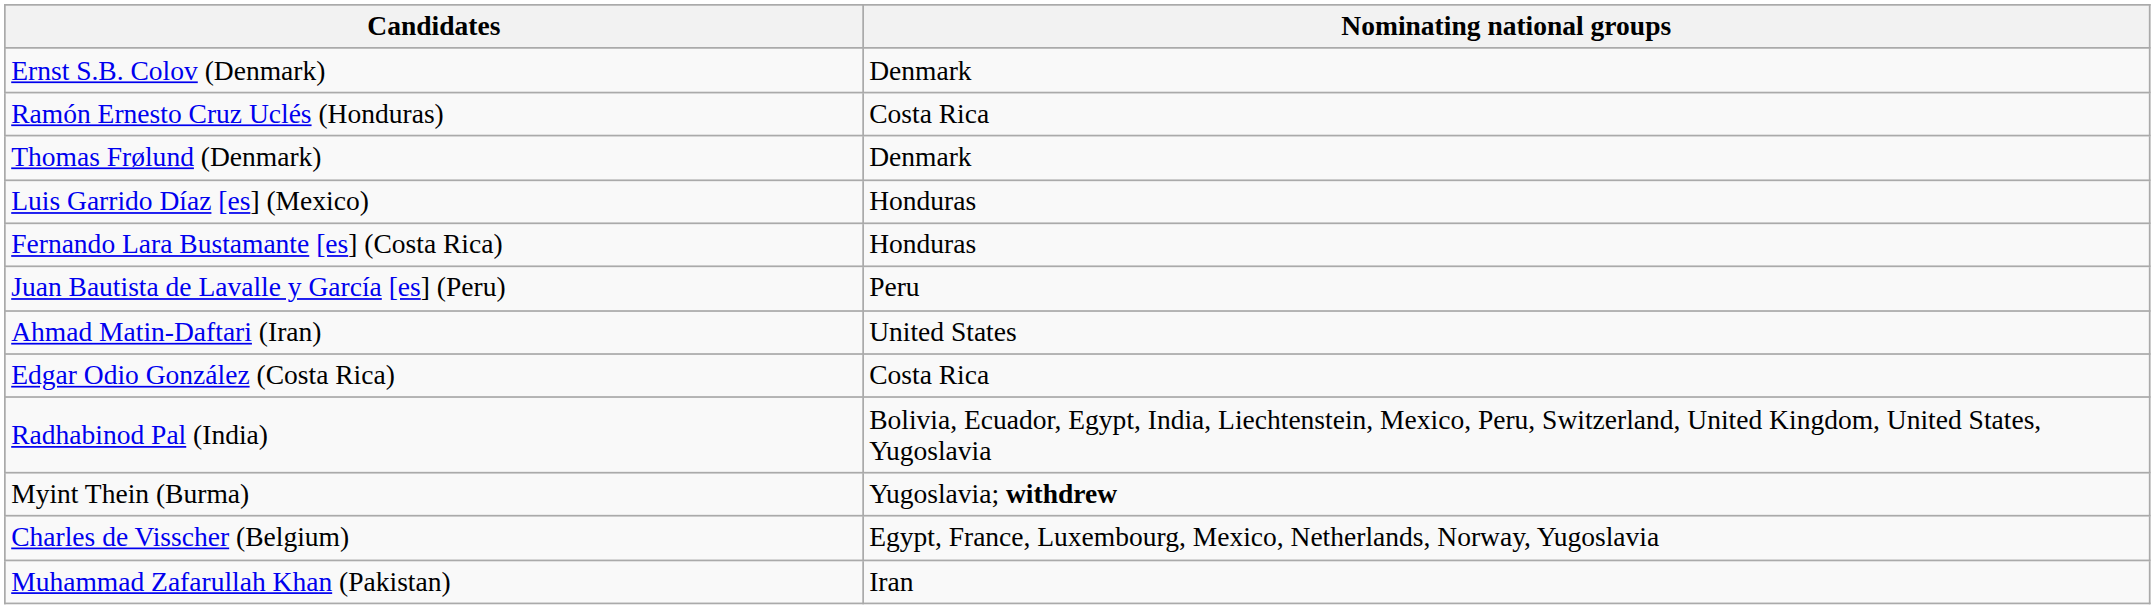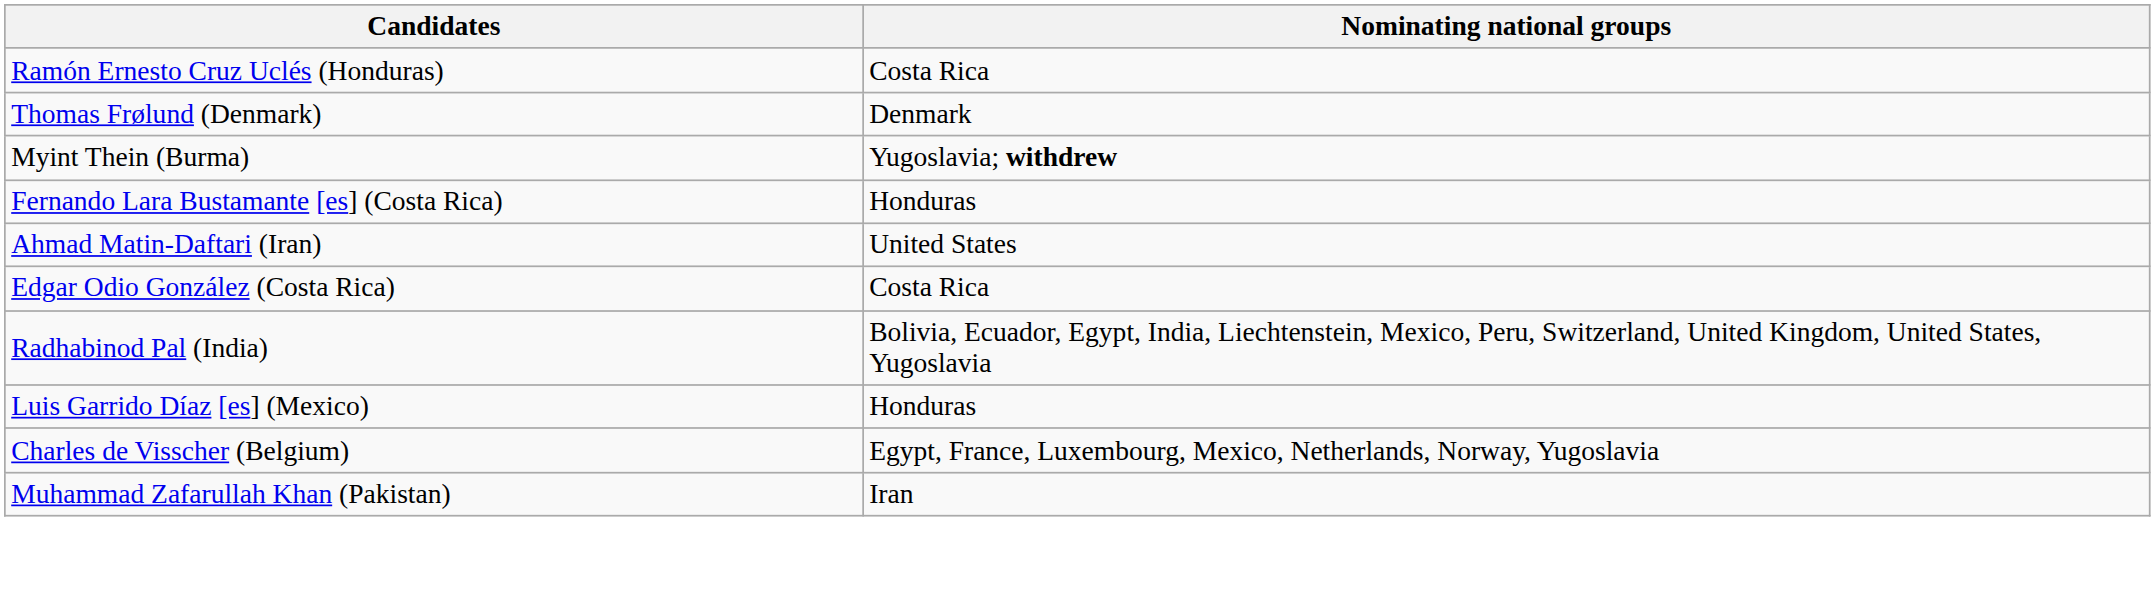- row: (168, 69)
rows swapped: (190, 200) <-> (130, 493)
- row: (258, 288)
